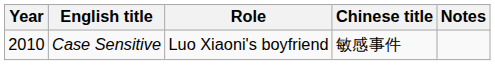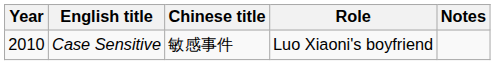columns swapped: (385, 17) <-> (249, 17)
